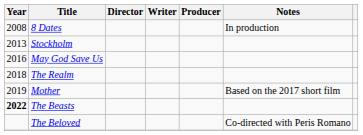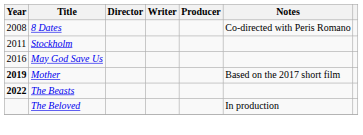(252, 28) In production -> (288, 28) Co-directed with Peris Romano
(17, 43) 2013 -> (17, 43) 2011
- row: (52, 75)
(17, 91) normal -> (17, 75) bold
(288, 122) Co-directed with Peris Romano -> (252, 106) In production
